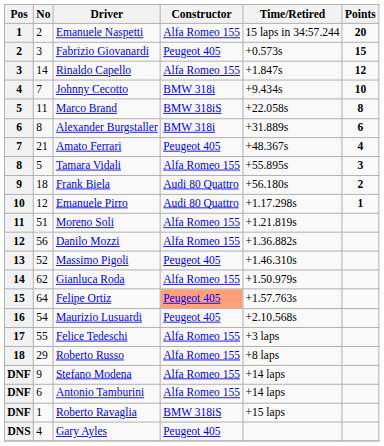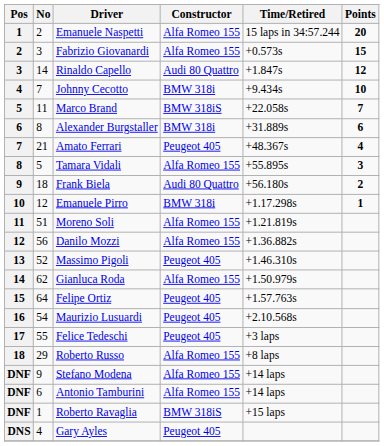(192, 51) Peugeot 405 -> (202, 51) Alfa Romeo 155
(202, 70) Alfa Romeo 155 -> (201, 70) Audi 80 Quattro
(360, 108) 8 -> (360, 108) 7
(201, 203) Audi 80 Quattro -> (189, 203) BMW 318i
(192, 298) lightsalmon background -> (192, 298) no background
(202, 336) Alfa Romeo 155 -> (192, 336) Peugeot 405
